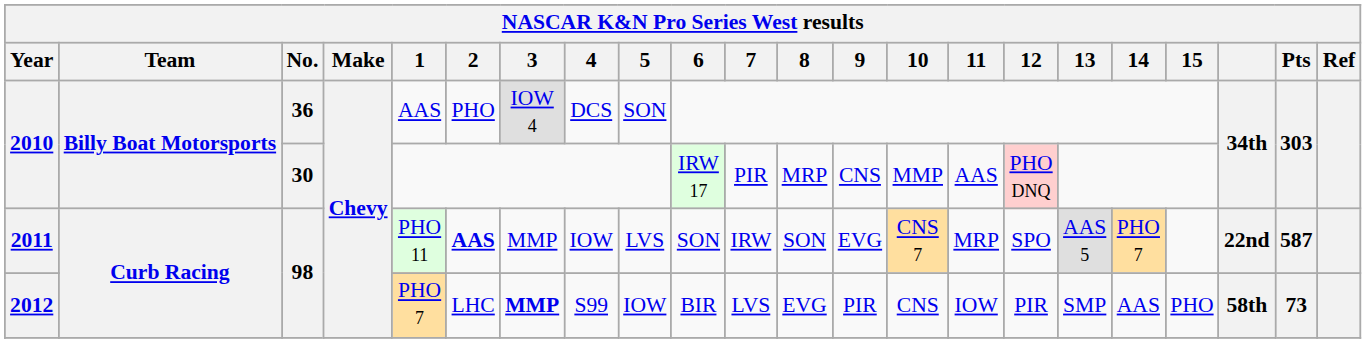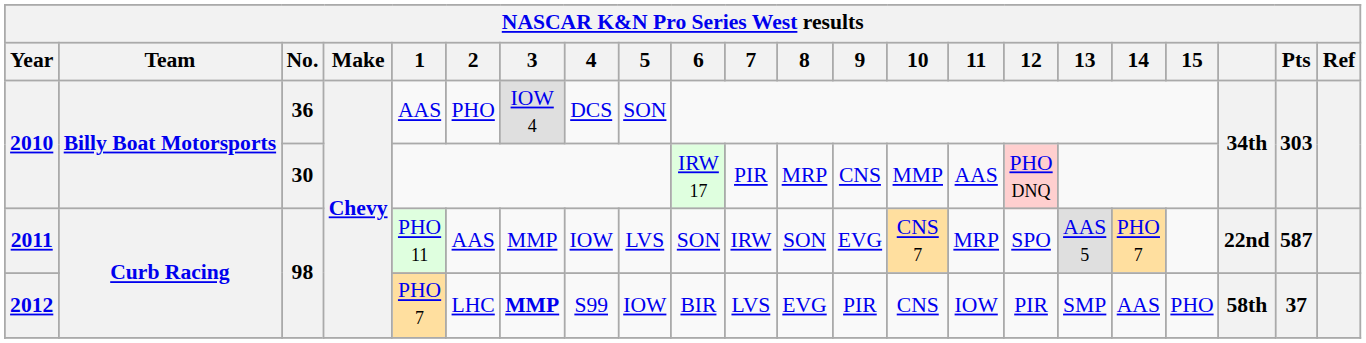(473, 240) bold -> (473, 240) normal
(1296, 304) 73 -> (1296, 304) 37
